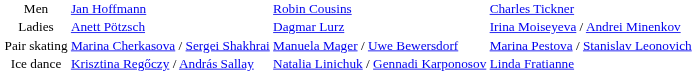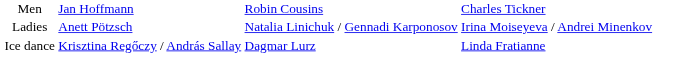(309, 27) Dagmar Lurz -> (351, 27) Natalia Linichuk / Gennadi Karponosov
- row: (36, 45)
(380, 63) Natalia Linichuk / Gennadi Karponosov -> (280, 45) Dagmar Lurz
